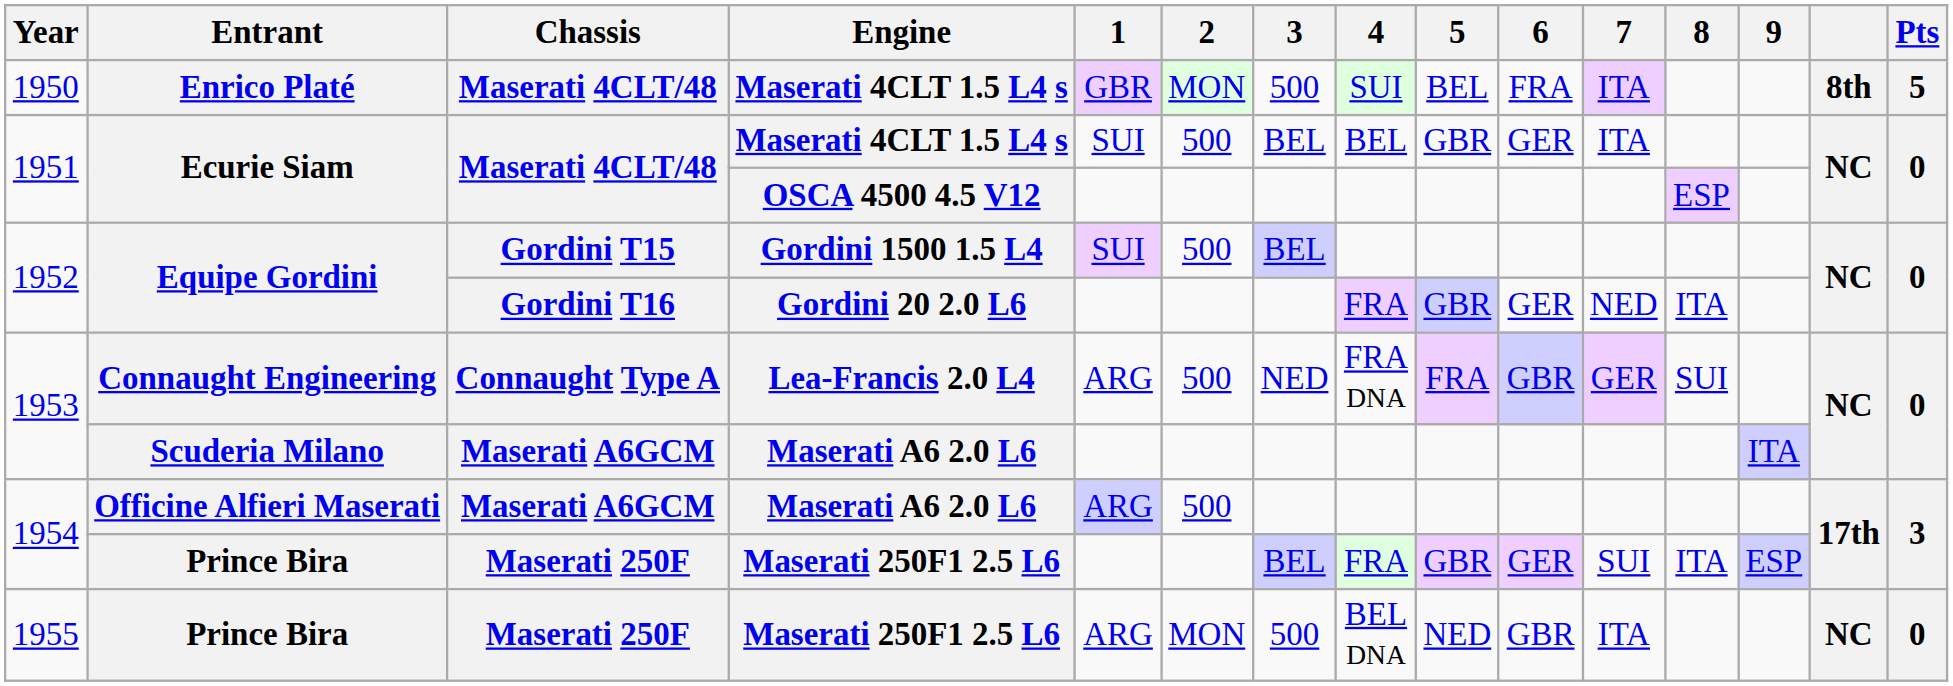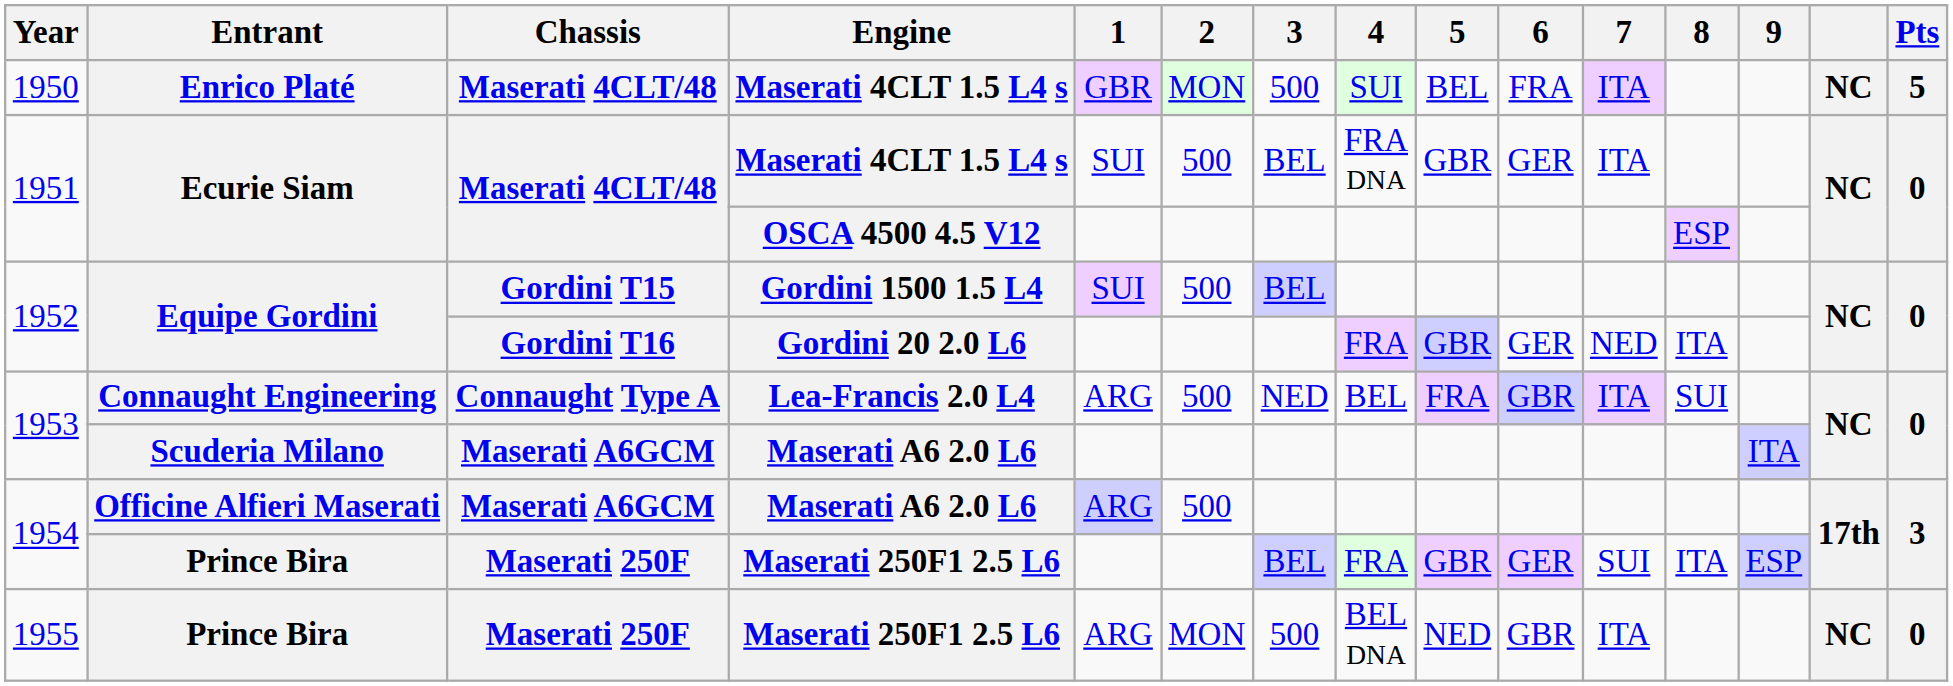(1849, 86) 8th -> (1849, 86) NC
(1376, 140) BEL -> (1376, 160) FRA DNA
(1376, 377) FRA DNA -> (1376, 397) BEL
(1624, 377) GER -> (1624, 397) ITA
